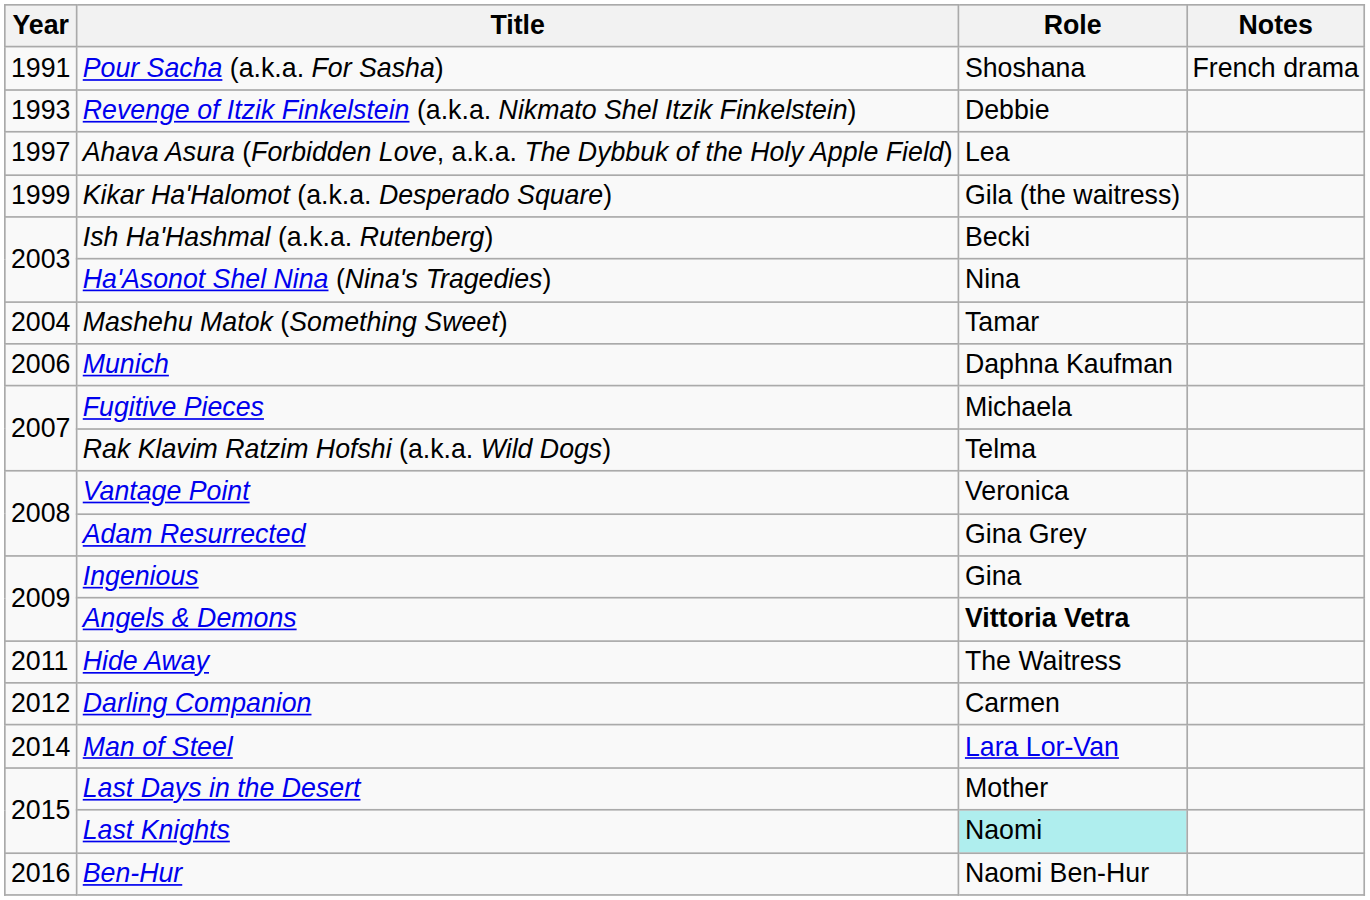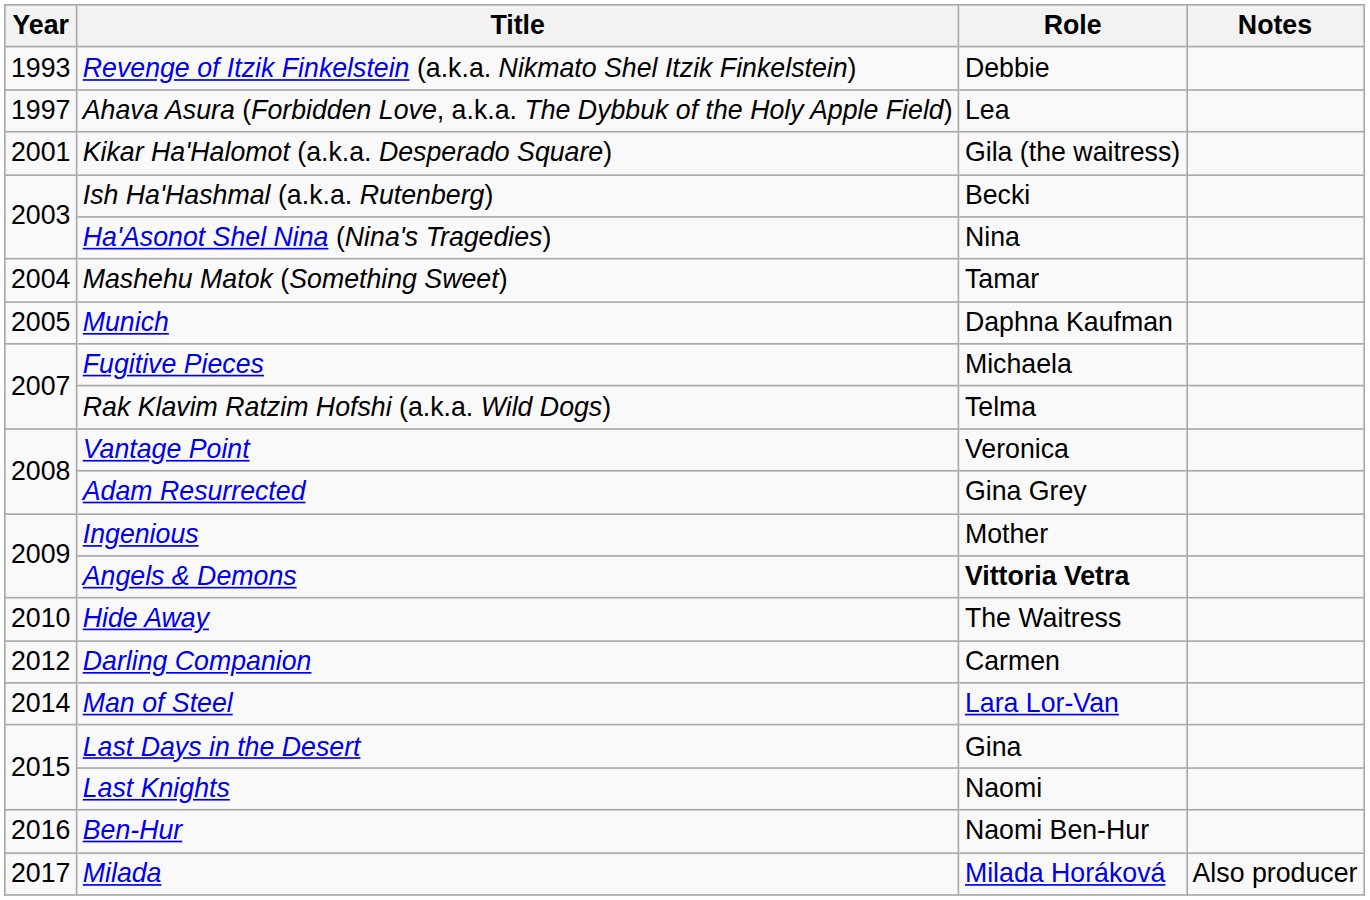- row: (263, 68)
(41, 195) 1999 -> (41, 152) 2001
(41, 364) 2006 -> (41, 322) 2005
(993, 576) Gina -> (1007, 534) Mother
(40, 661) 2011 -> (41, 618) 2010
(1007, 788) Mother -> (993, 746) Gina
(1004, 830) paleturquoise background -> (1004, 788) no background
+ row: (122, 873)
